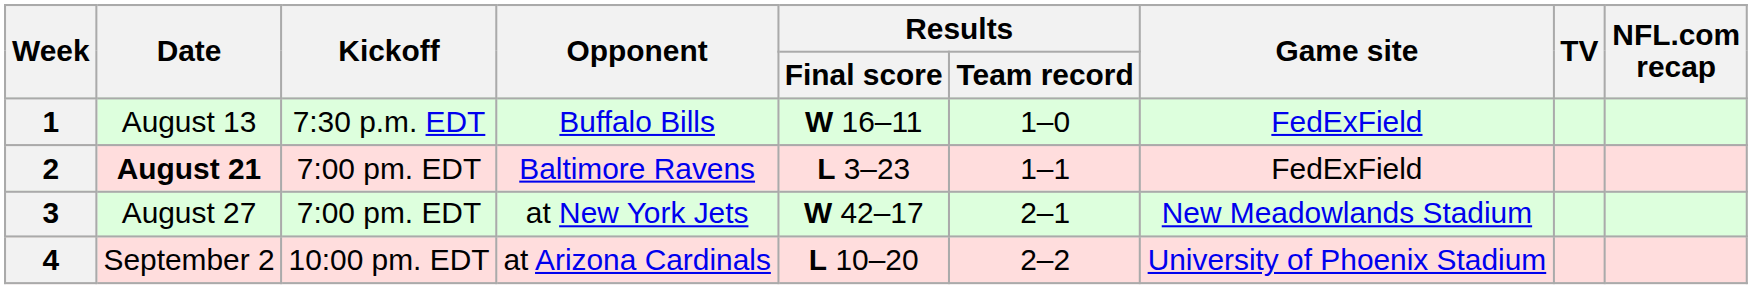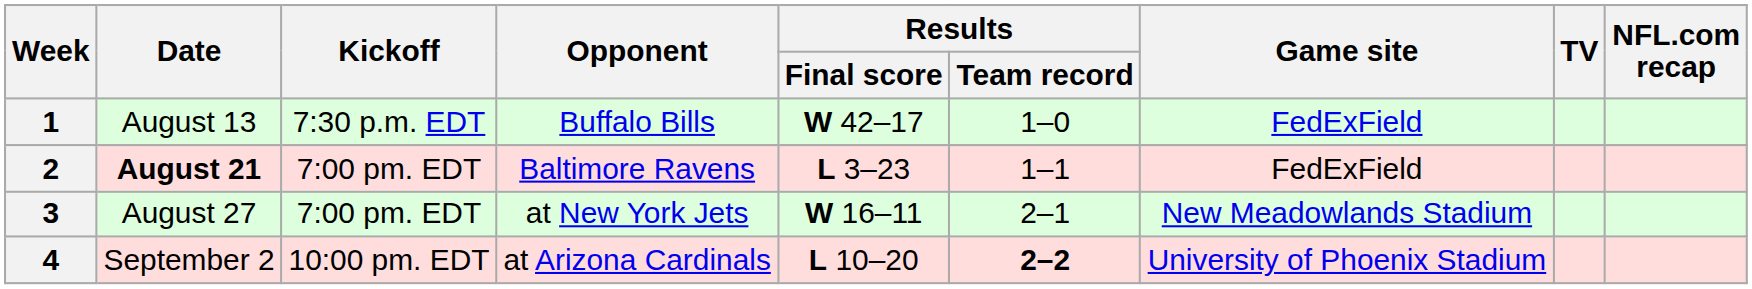(864, 121) W 16–11 -> (864, 121) W 42–17
(864, 214) W 42–17 -> (864, 214) W 16–11
(1045, 260) normal -> (1045, 260) bold
